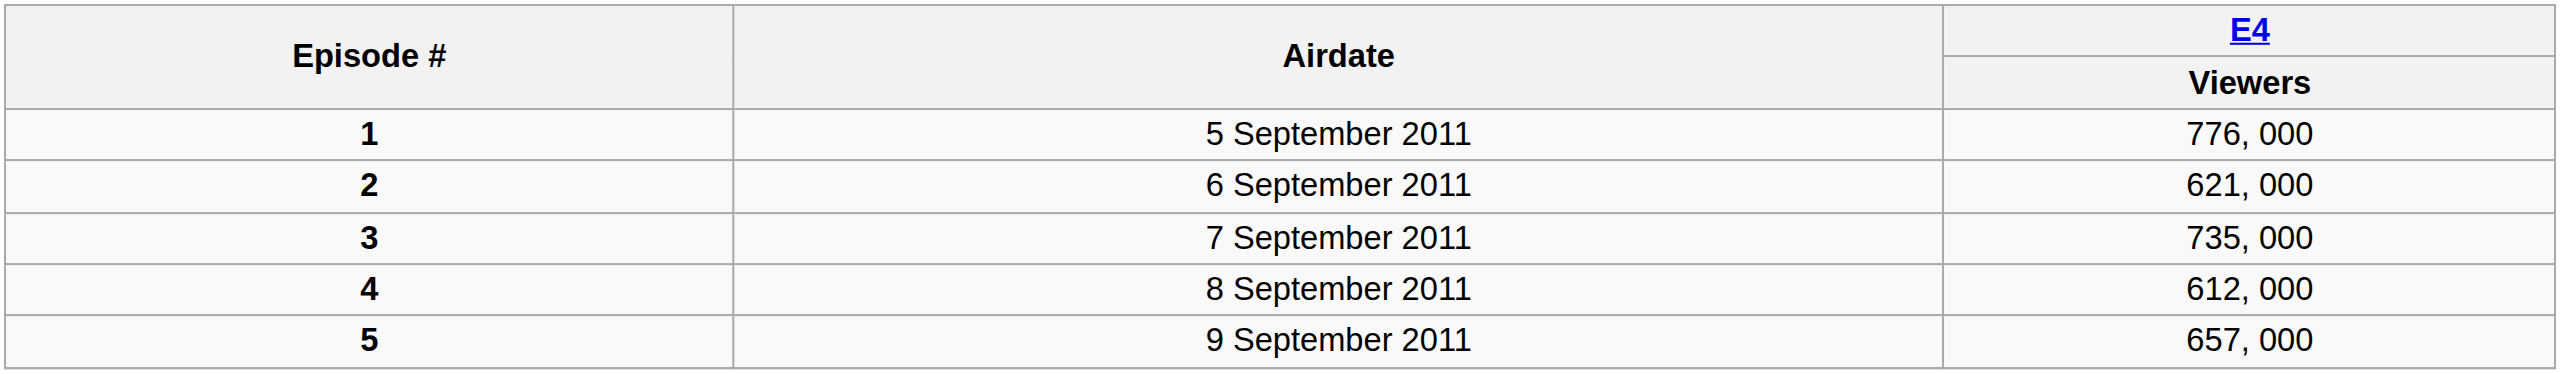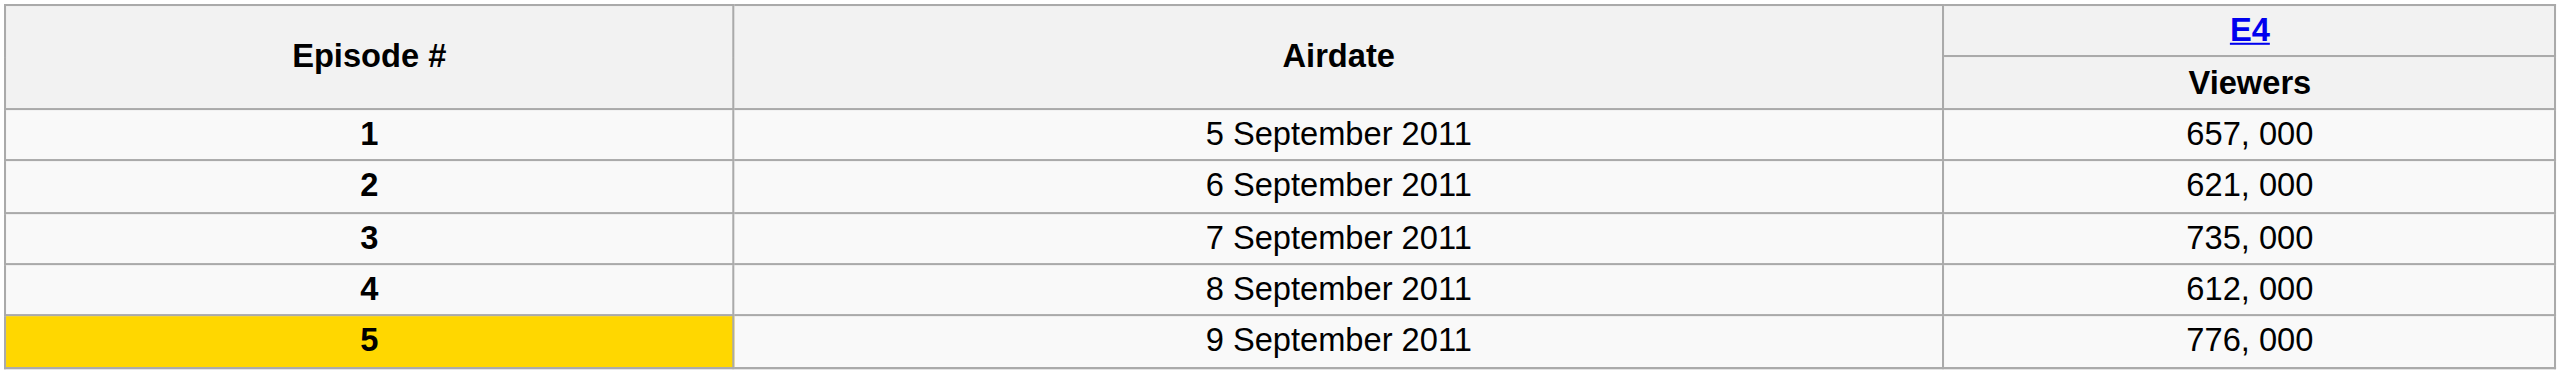(2250, 133) 776, 000 -> (2250, 133) 657, 000
(369, 340) no background -> (369, 340) gold background
(2250, 340) 657, 000 -> (2250, 340) 776, 000
